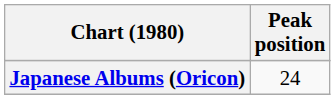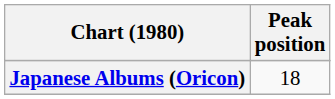(290, 77) 24 -> (290, 77) 18
